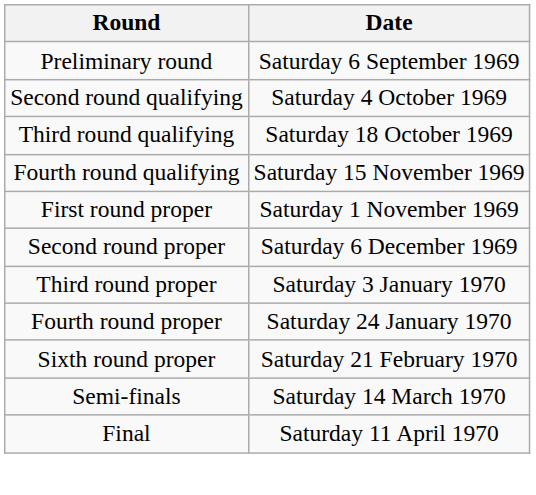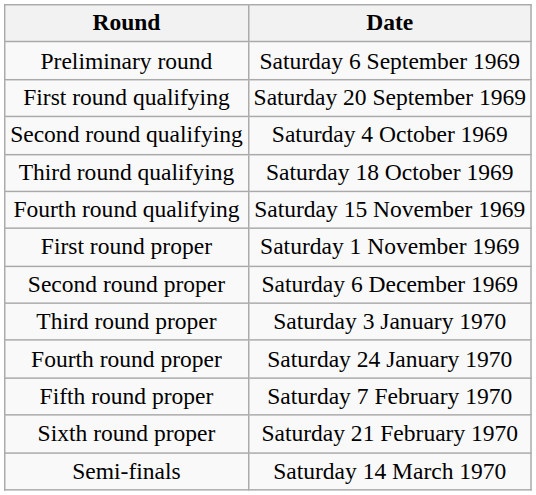+ row: (126, 97)
+ row: (126, 396)
- row: (126, 433)
